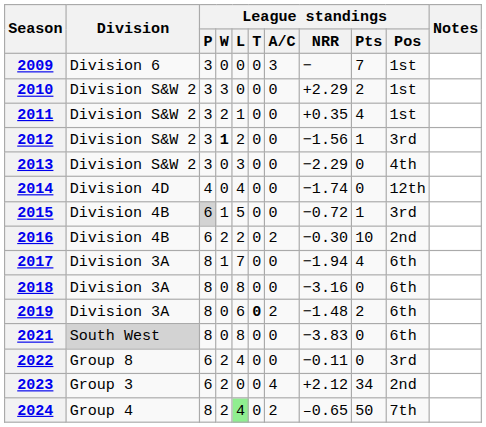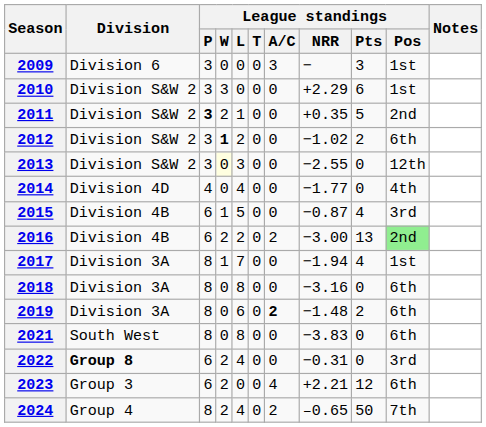(360, 66) 7 -> (360, 66) 3
(360, 91) 2 -> (360, 91) 6
(208, 115) normal -> (208, 115) bold
(360, 115) 4 -> (360, 115) 5
(403, 115) 1st -> (403, 115) 2nd
(325, 140) −1.56 -> (325, 140) −1.02
(360, 140) 1 -> (360, 140) 2
(403, 140) 3rd -> (403, 140) 6th
(224, 164) no background -> (224, 164) lightyellow background
(325, 164) −2.29 -> (325, 164) −2.55
(403, 164) 4th -> (408, 164) 12th
(325, 189) −1.74 -> (325, 189) −1.77
(408, 189) 12th -> (403, 189) 4th
(208, 213) lightgrey background -> (208, 213) no background
(325, 213) −0.72 -> (325, 213) −0.87
(360, 213) 1 -> (360, 213) 4
(325, 238) −0.30 -> (325, 238) −3.00
(364, 238) 10 -> (364, 238) 13
(403, 238) no background -> (403, 238) lightgreen background
(403, 263) 6th -> (403, 263) 1st
(257, 312) bold -> (257, 312) normal
(273, 312) normal -> (273, 312) bold
(115, 336) lightgrey background -> (115, 336) no background
(101, 361) normal -> (101, 361) bold
(325, 361) −0.11 -> (325, 361) −0.31
(325, 386) +2.12 -> (325, 386) +2.21
(364, 386) 34 -> (364, 386) 12
(403, 386) 2nd -> (403, 386) 6th
(241, 410) lightgreen background -> (241, 410) no background
